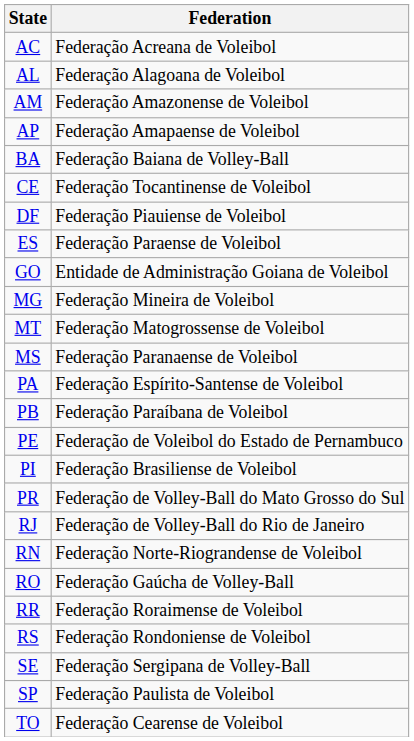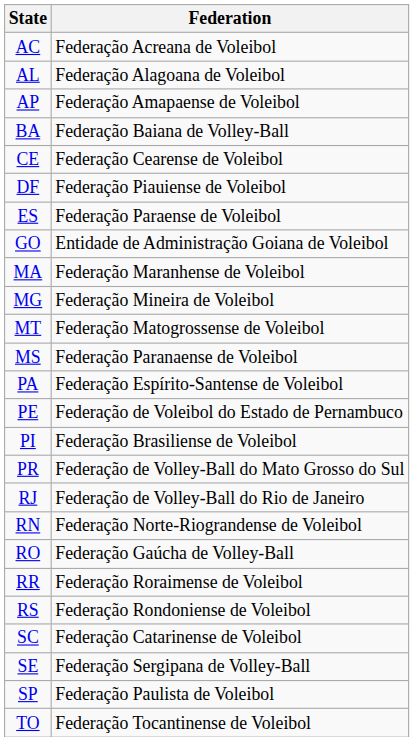- row: (28, 103)
(183, 187) Federação Tocantinense de Voleibol -> (169, 159) Federação Cearense de Voleibol
+ row: (28, 272)
- row: (28, 412)
+ row: (28, 638)
(169, 722) Federação Cearense de Voleibol -> (183, 722) Federação Tocantinense de Voleibol
